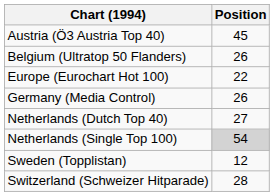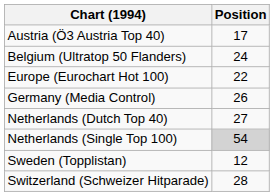(241, 35) 45 -> (241, 35) 17
(241, 56) 26 -> (241, 56) 24
